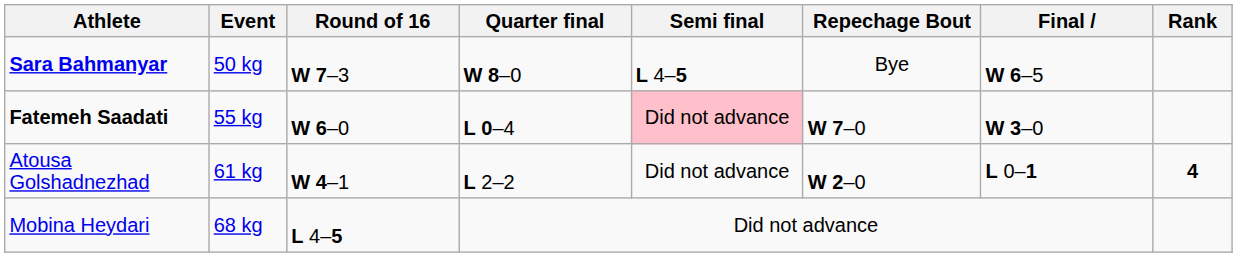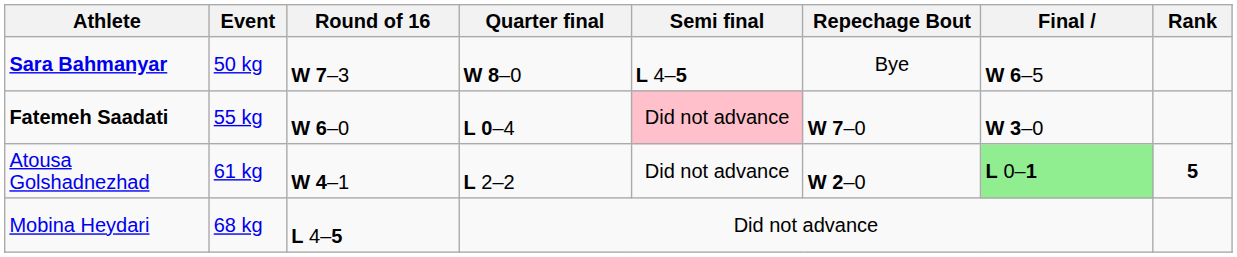(1011, 171) no background -> (1011, 171) lightgreen background
(1193, 171) 4 -> (1193, 171) 5
